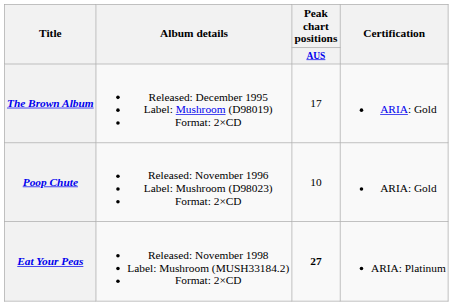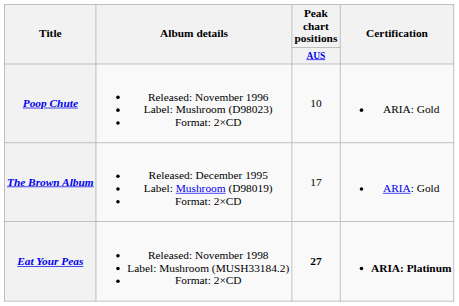rows swapped: (50, 103) <-> (50, 182)
(394, 268) normal -> (397, 268) bold
